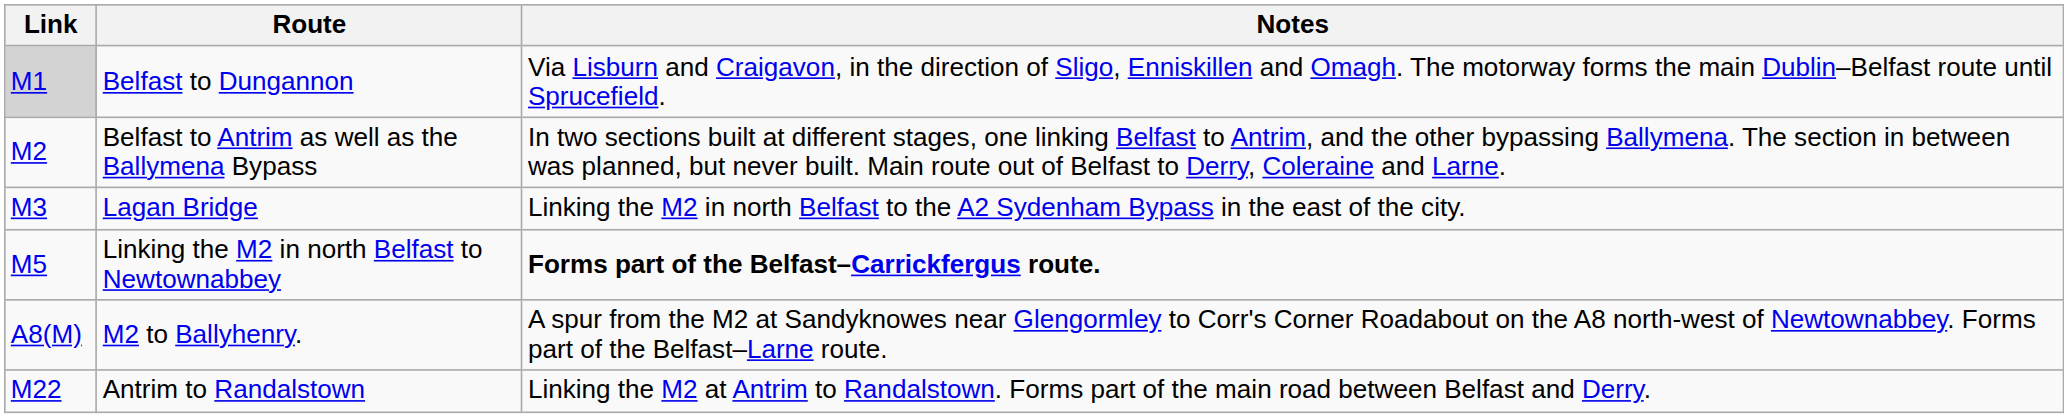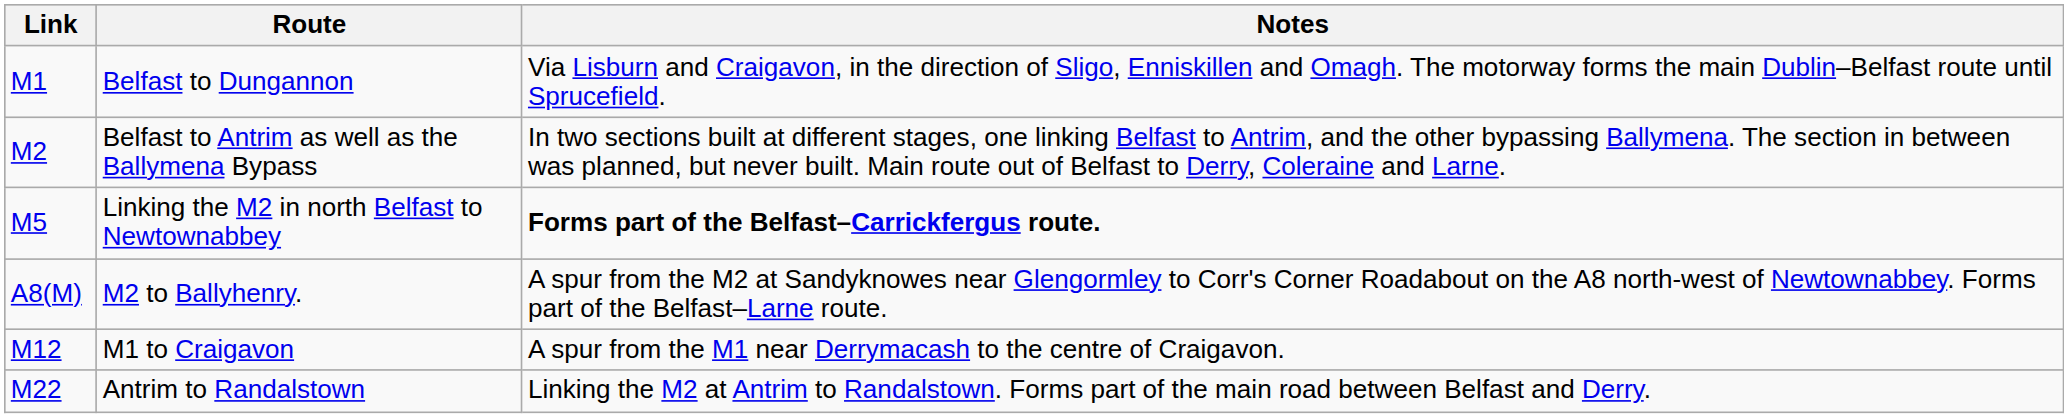(29, 81) lightgrey background -> (29, 81) no background
- row: (180, 207)
+ row: (198, 349)
